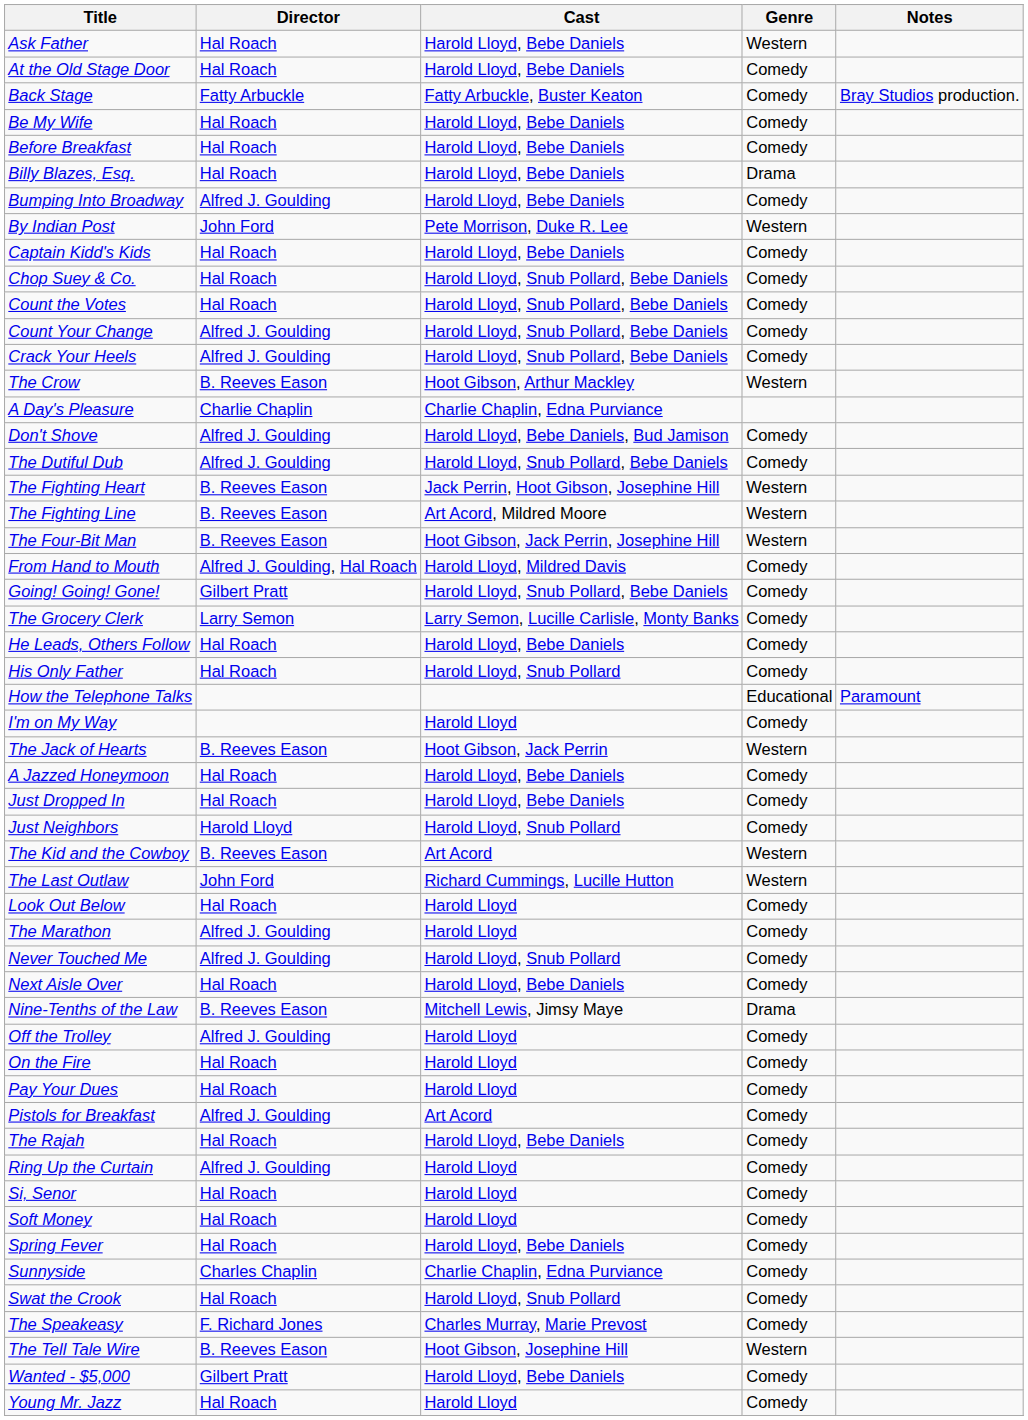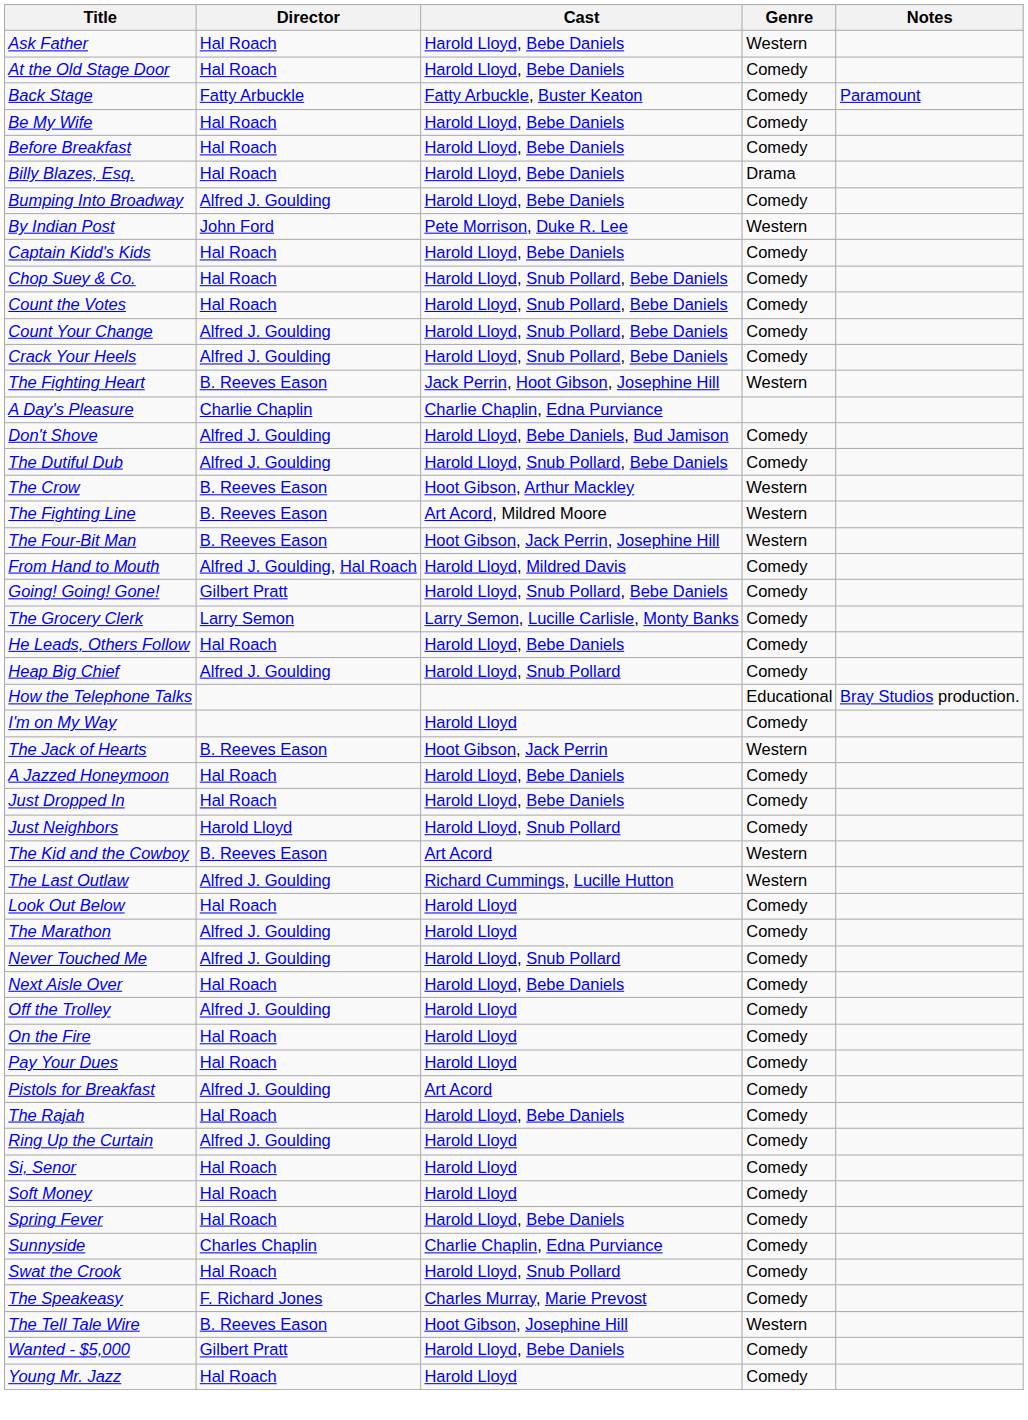(930, 95) Bray Studios production. -> (880, 95) Paramount
rows swapped: (44, 383) <-> (77, 488)
+ row: (64, 670)
- row: (66, 670)
(880, 697) Paramount -> (930, 697) Bray Studios production.
(237, 880) John Ford -> (265, 880) Alfred J. Goulding
- row: (93, 1010)
